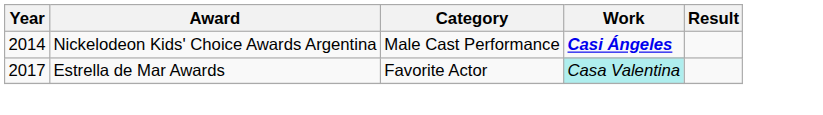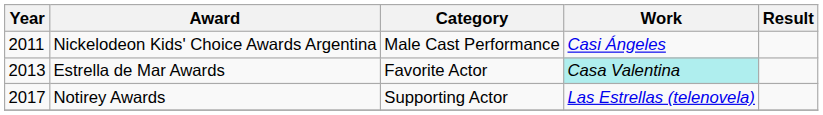(27, 45) 2014 -> (26, 45) 2011
(620, 45) bold -> (617, 45) normal
(27, 71) 2017 -> (27, 71) 2013
+ row: (109, 97)
